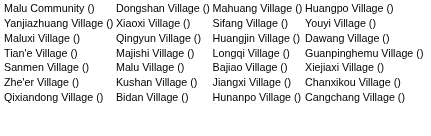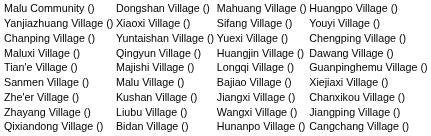+ row: (50, 38)
+ row: (47, 112)
